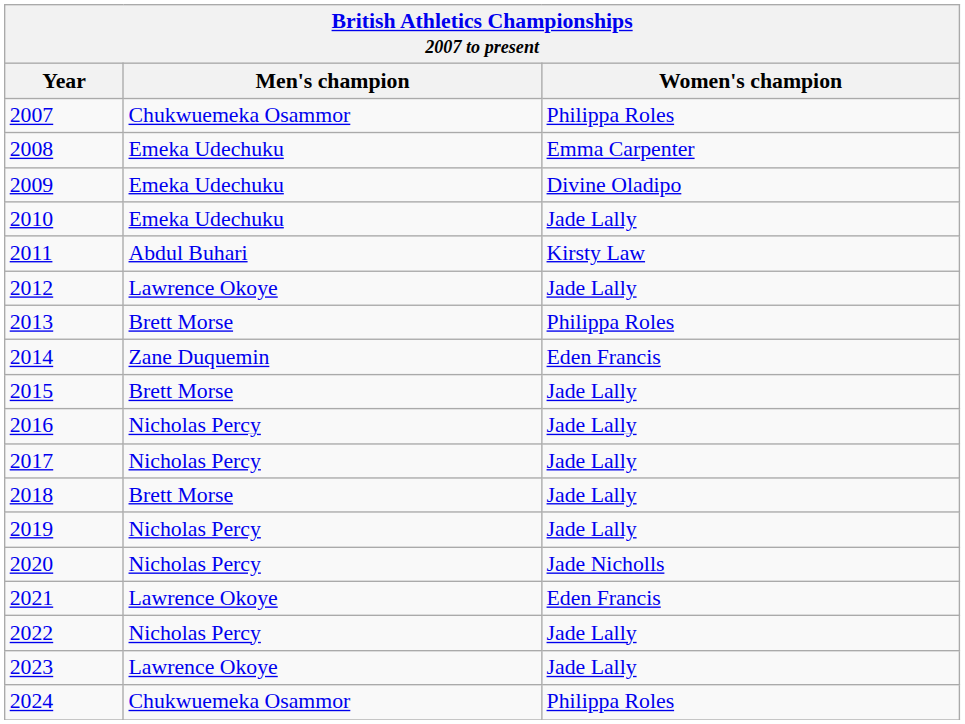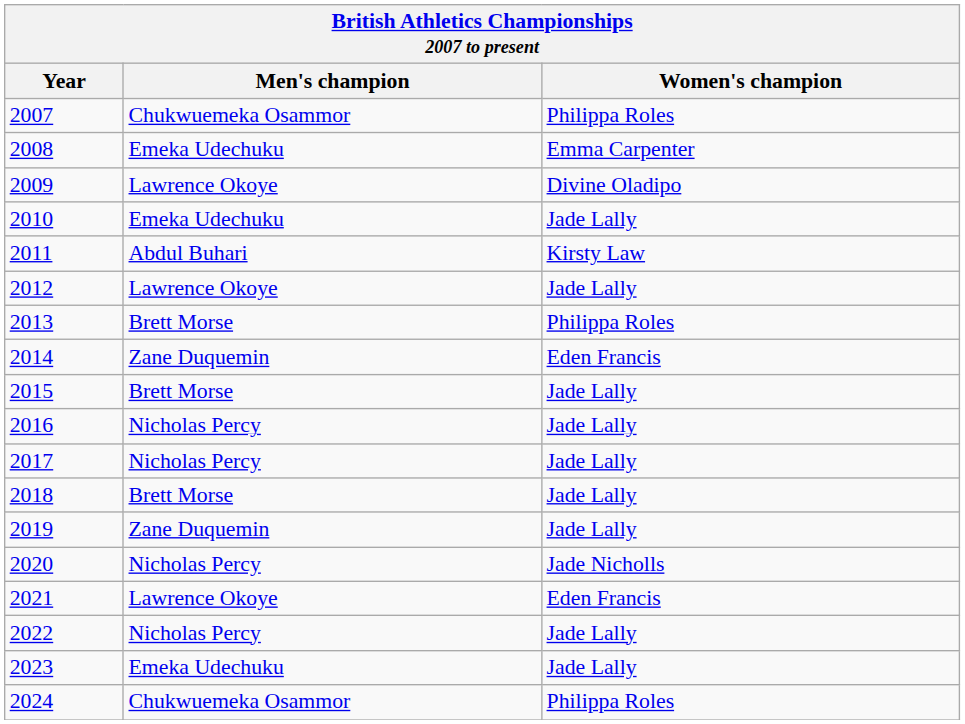(206, 184) Emeka Udechuku -> (203, 184) Lawrence Okoye
(195, 529) Nicholas Percy -> (199, 529) Zane Duquemin
(203, 667) Lawrence Okoye -> (206, 667) Emeka Udechuku
